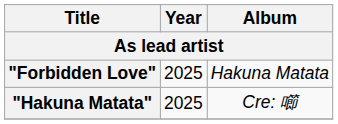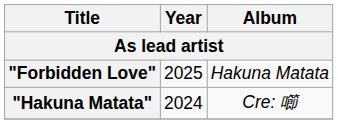(183, 102) 2025 -> (183, 102) 2024
